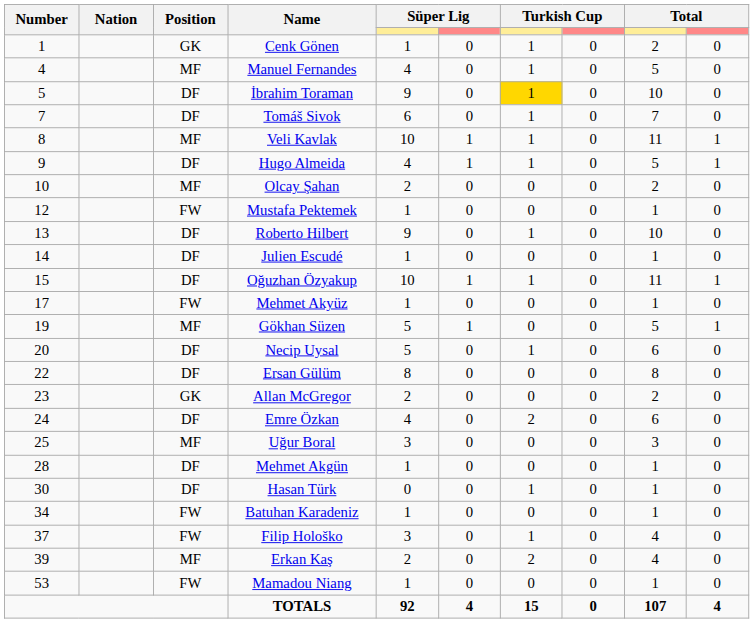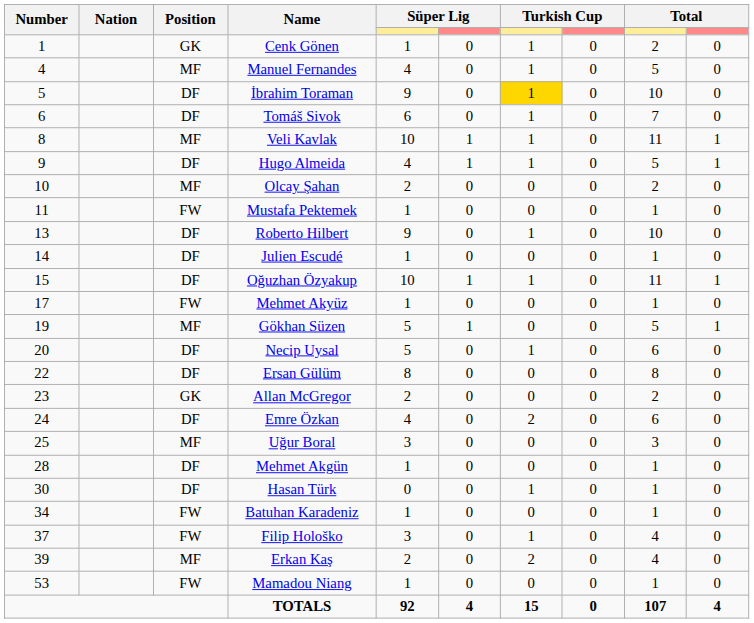(42, 116) 7 -> (42, 116) 6
(42, 209) 12 -> (42, 209) 11
